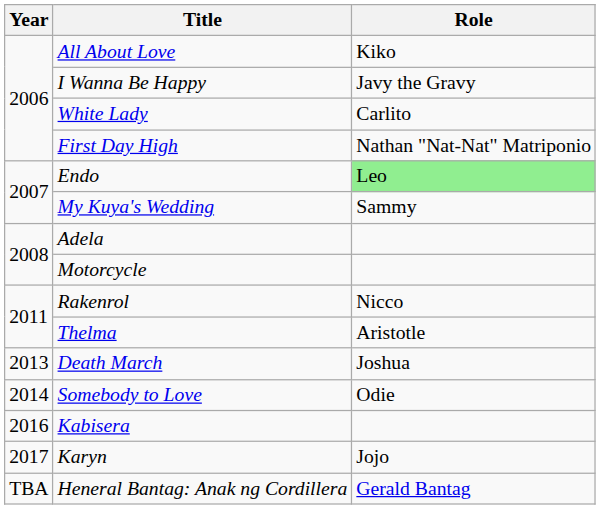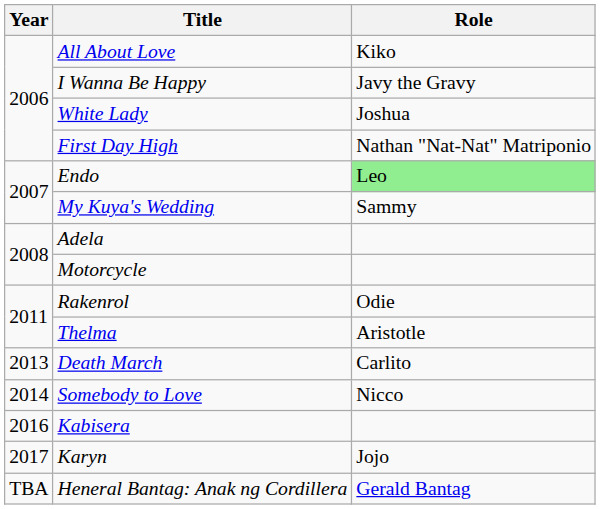(384, 113) Carlito -> (383, 113) Joshua
(380, 301) Nicco -> (375, 301) Odie
(383, 363) Joshua -> (384, 363) Carlito
(375, 394) Odie -> (380, 394) Nicco
